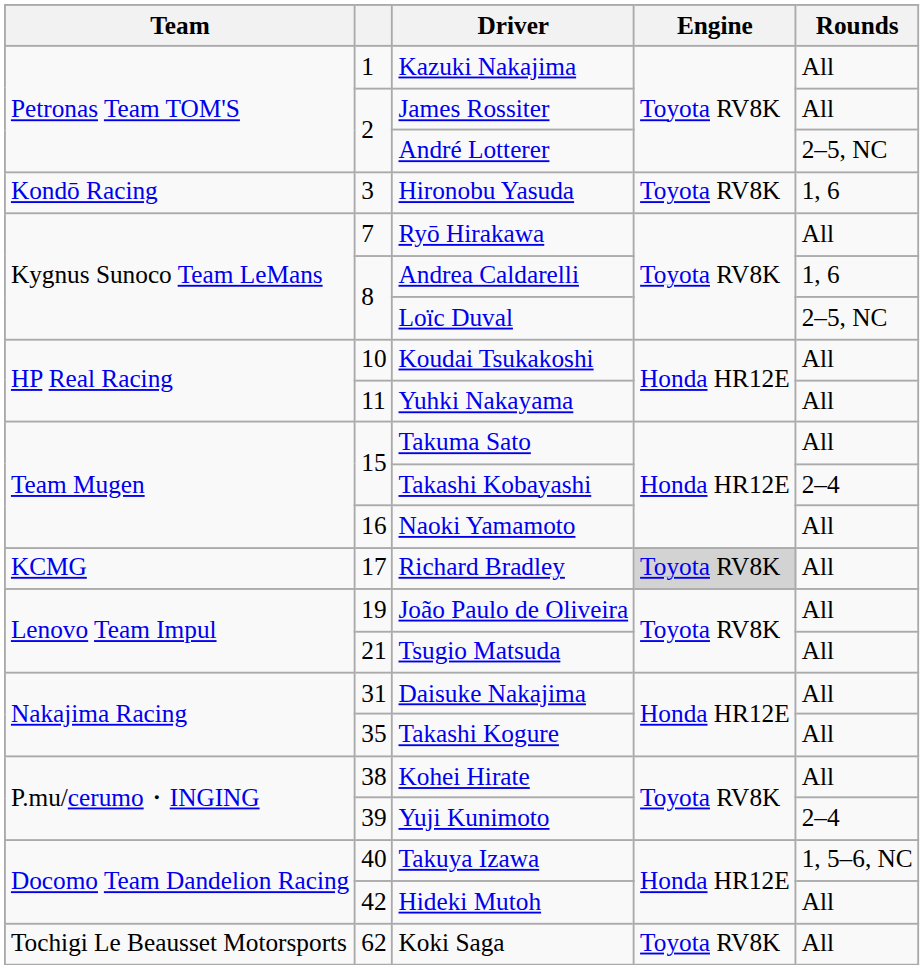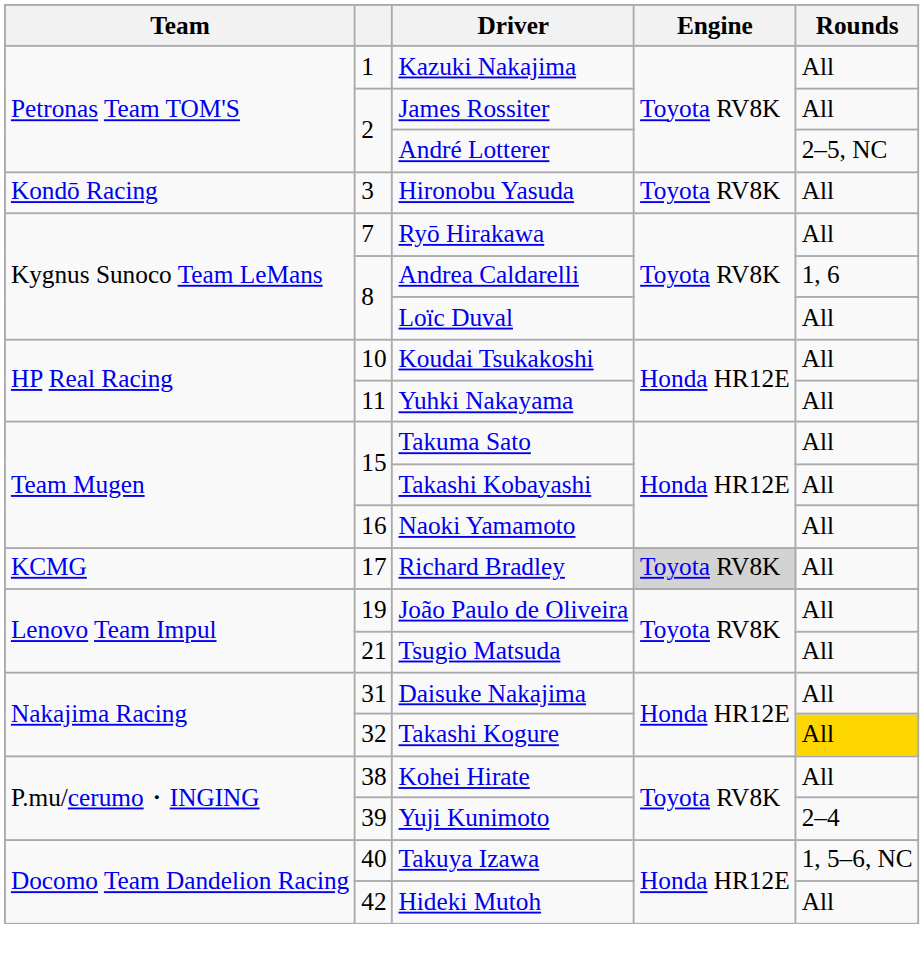(821, 191) 1, 6 -> (818, 191) All
(845, 317) 2–5, NC -> (818, 317) All
(821, 484) 2–4 -> (818, 484) All
(374, 734) 35 -> (374, 734) 32
(818, 734) no background -> (818, 734) gold background
- row: (452, 943)
